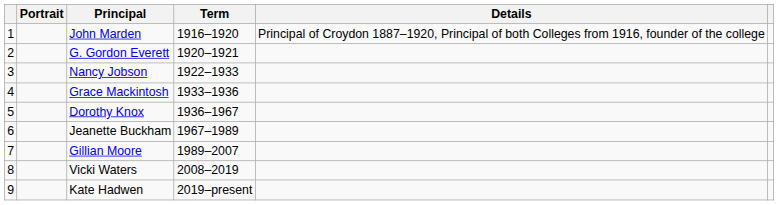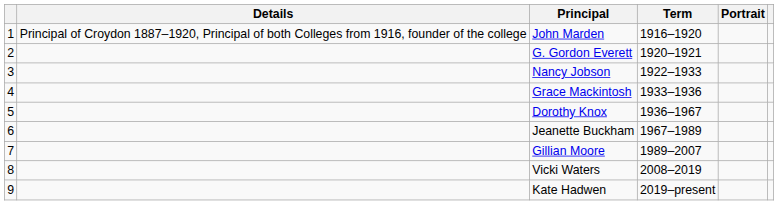columns swapped: (42, 14) <-> (511, 14)
